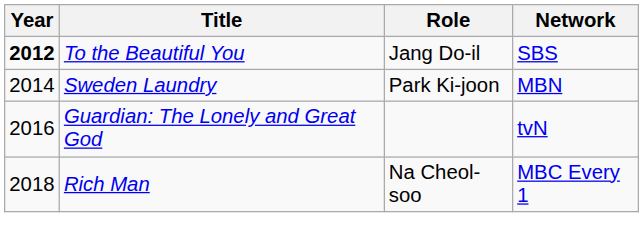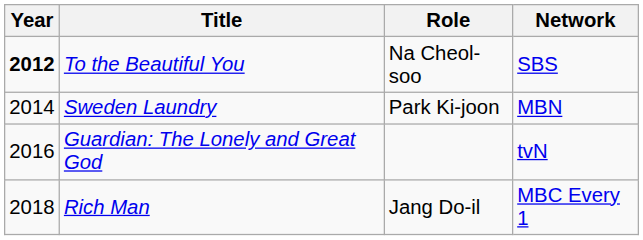(435, 52) Jang Do-il -> (435, 64) Na Cheol-soo
(435, 183) Na Cheol-soo -> (435, 206) Jang Do-il
